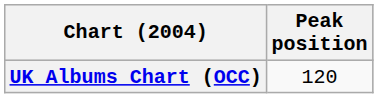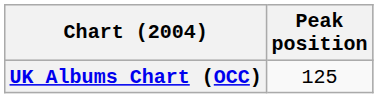(319, 77) 120 -> (319, 77) 125
